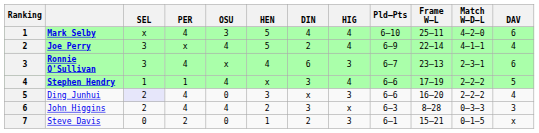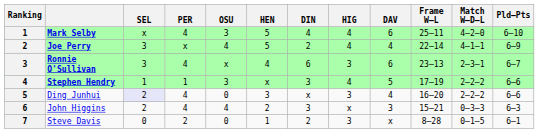columns swapped: (513, 20) <-> (390, 16)
(226, 82) 4 -> (226, 82) 3
(431, 108) 8–28 -> (431, 108) 15–21
(431, 121) 15–21 -> (431, 121) 8–28
